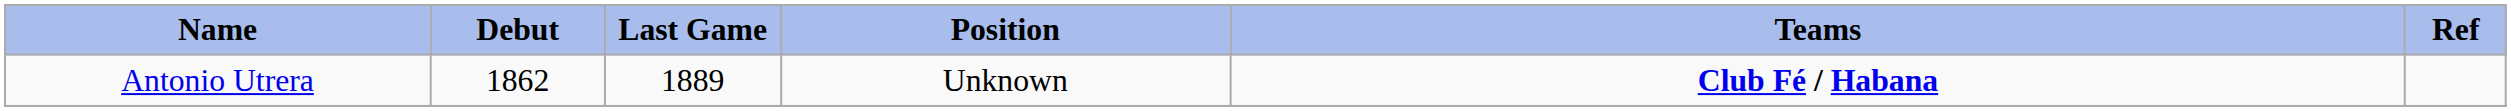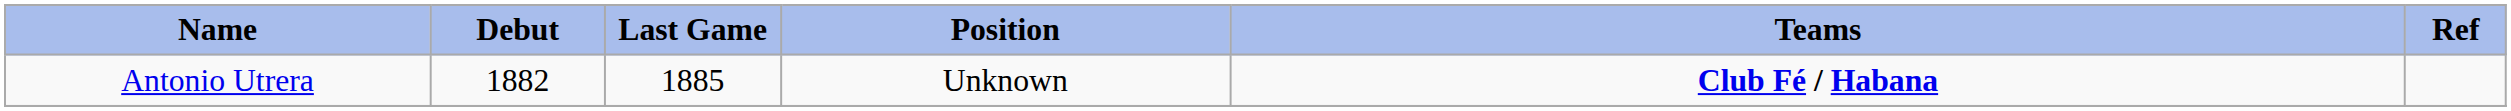(518, 79) 1862 -> (518, 79) 1882
(693, 79) 1889 -> (693, 79) 1885
